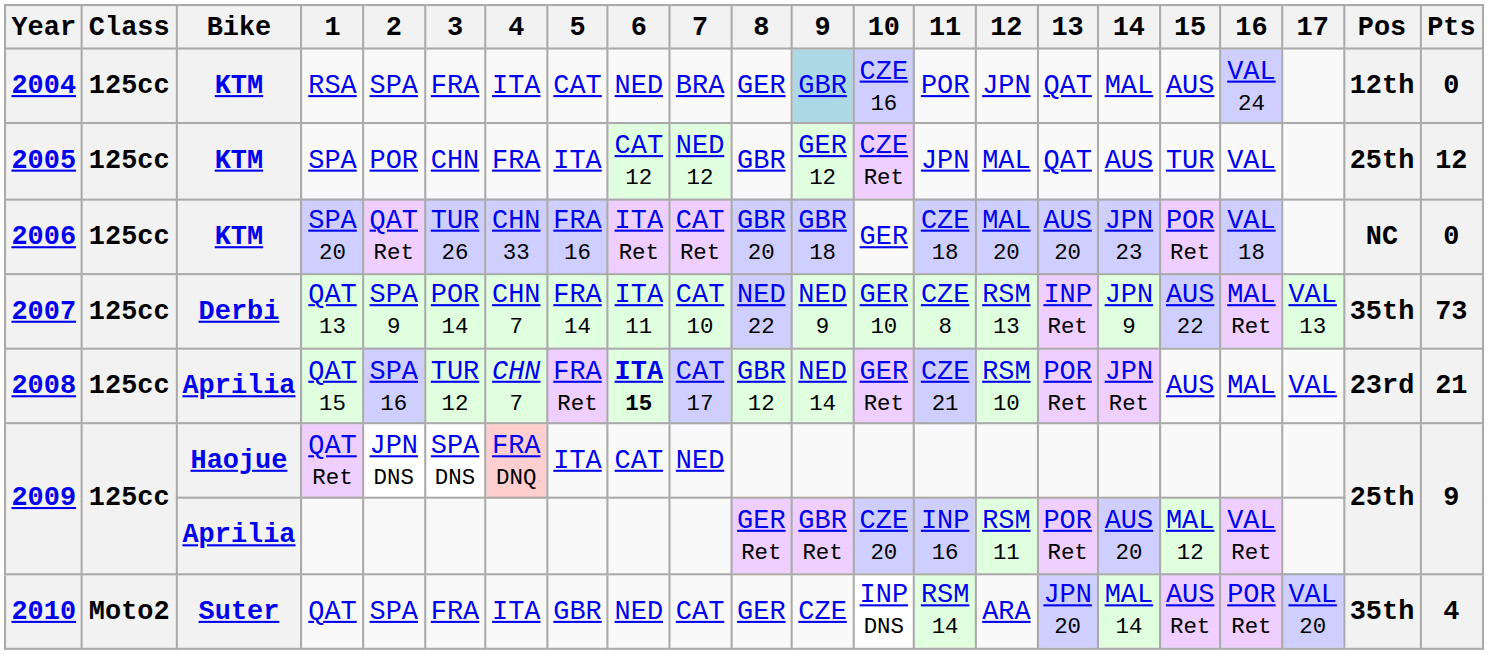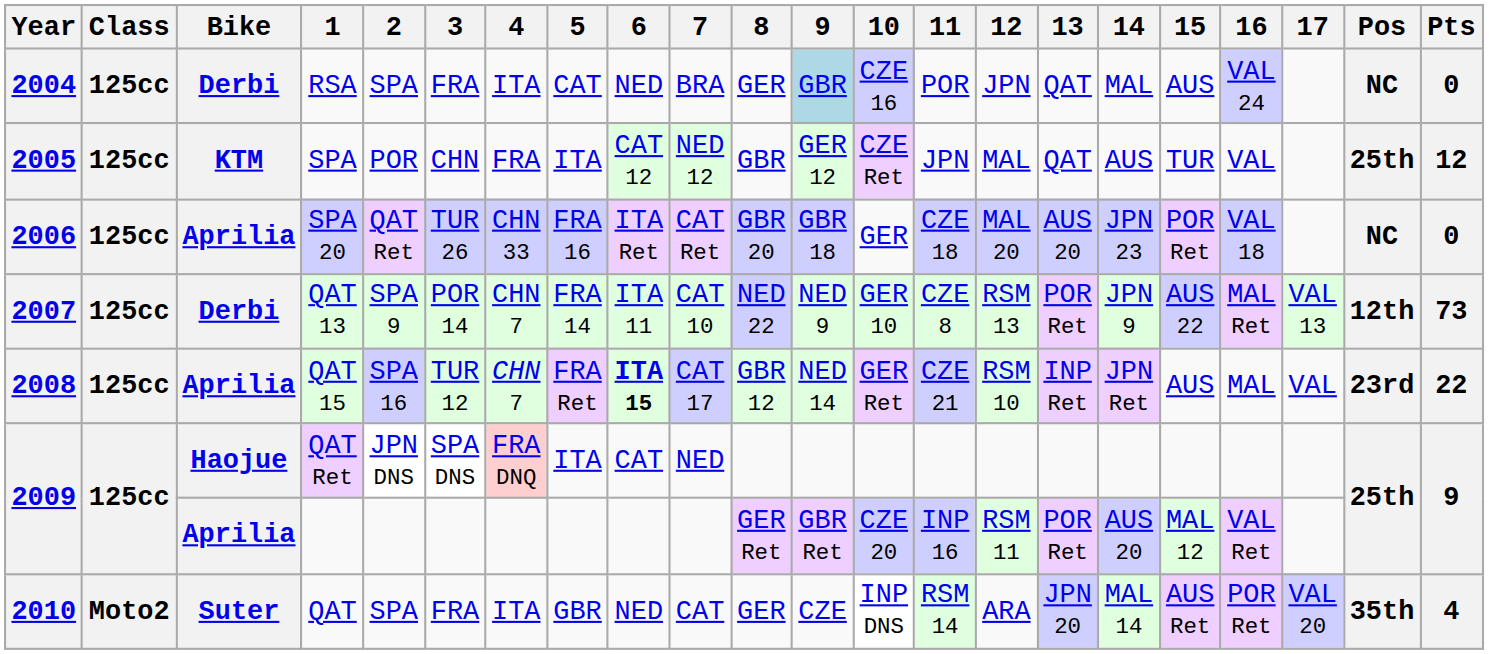(239, 86) KTM -> (239, 86) Derbi
(1382, 86) 12th -> (1382, 86) NC
(239, 236) KTM -> (239, 236) Aprilia
(1068, 310) INP Ret -> (1068, 310) POR Ret
(1382, 311) 35th -> (1382, 311) 12th
(1068, 385) POR Ret -> (1068, 385) INP Ret
(1451, 386) 21 -> (1451, 386) 22
